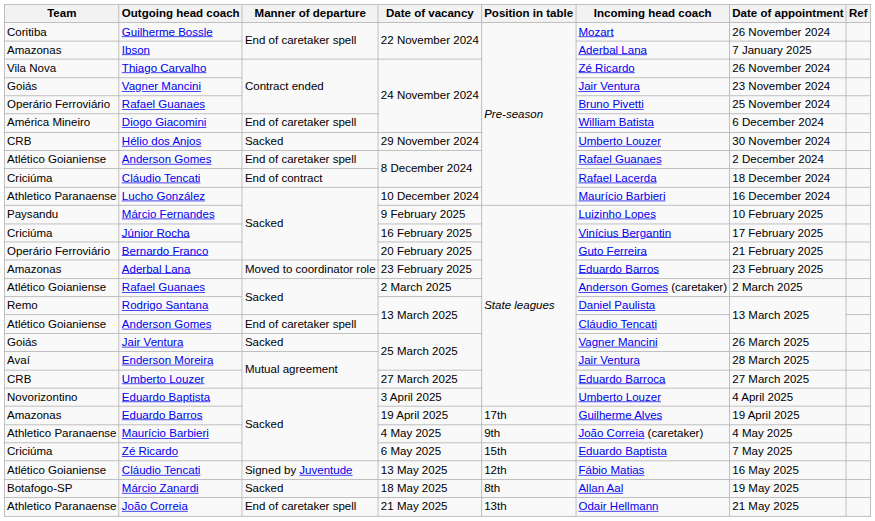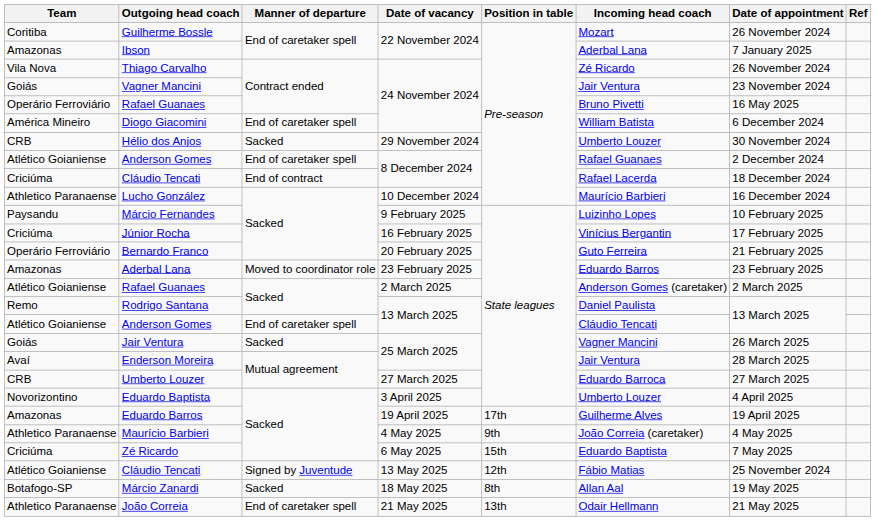(781, 104) 25 November 2024 -> (766, 104) 16 May 2025
(766, 470) 16 May 2025 -> (781, 470) 25 November 2024
